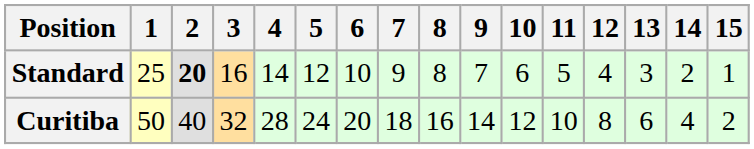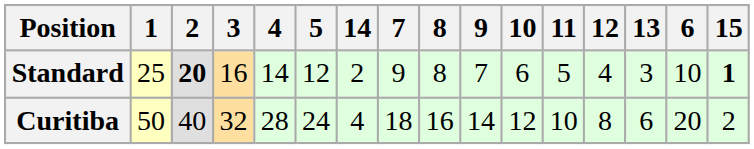columns swapped: (357, 27) <-> (687, 27)
(729, 73) normal -> (729, 73) bold
